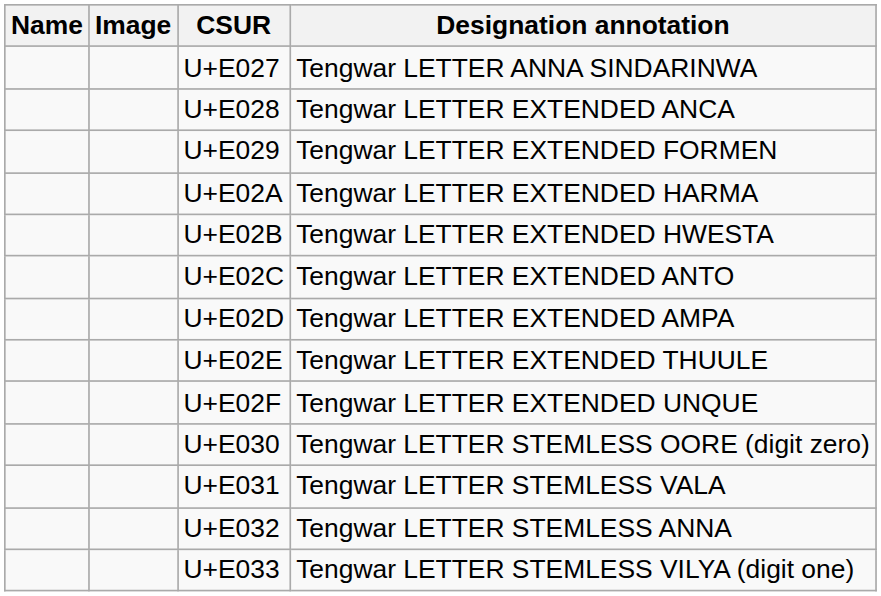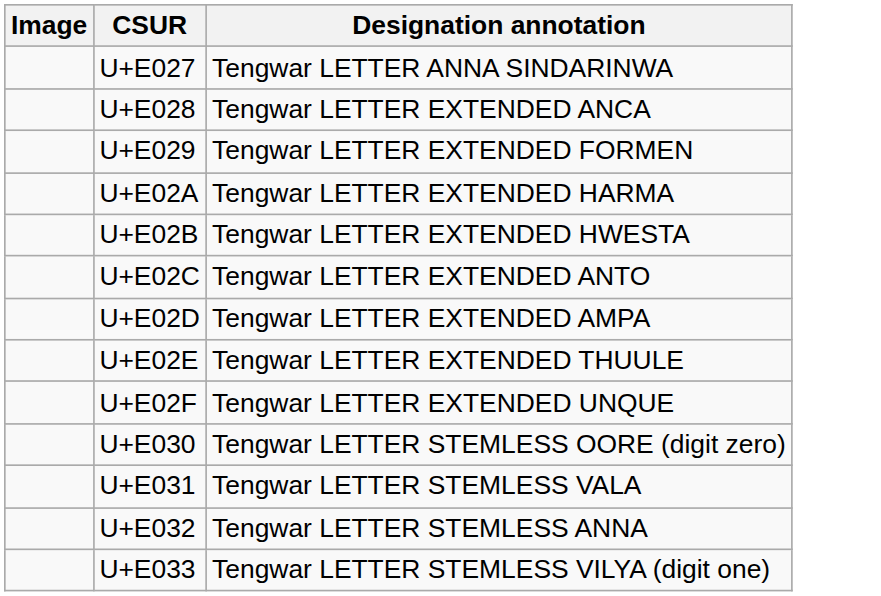- column: (47, 25)
